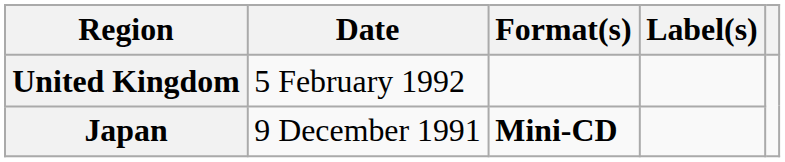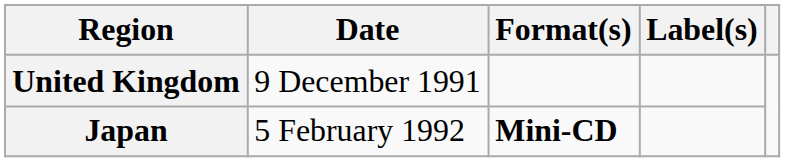(360, 80) 5 February 1992 -> (368, 80) 9 December 1991
(368, 130) 9 December 1991 -> (360, 130) 5 February 1992
